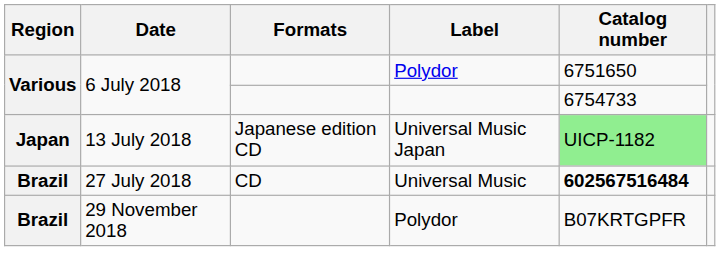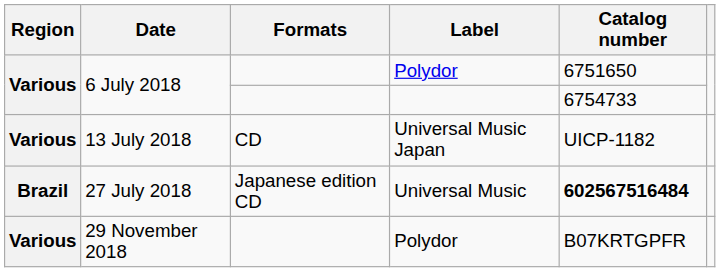(43, 140) Japan -> (43, 140) Various
(306, 140) Japanese edition CD -> (248, 140) CD
(609, 140) lightgreen background -> (609, 140) no background
(248, 180) CD -> (306, 190) Japanese edition CD
(43, 220) Brazil -> (43, 241) Various
